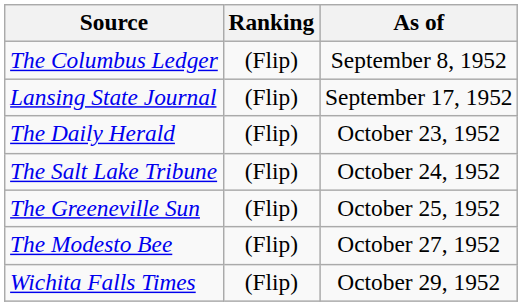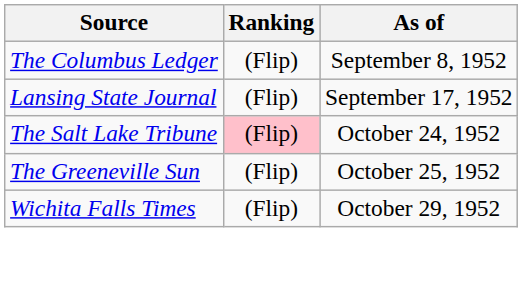- row: (93, 134)
(271, 171) no background -> (271, 134) pink background
- row: (91, 245)
